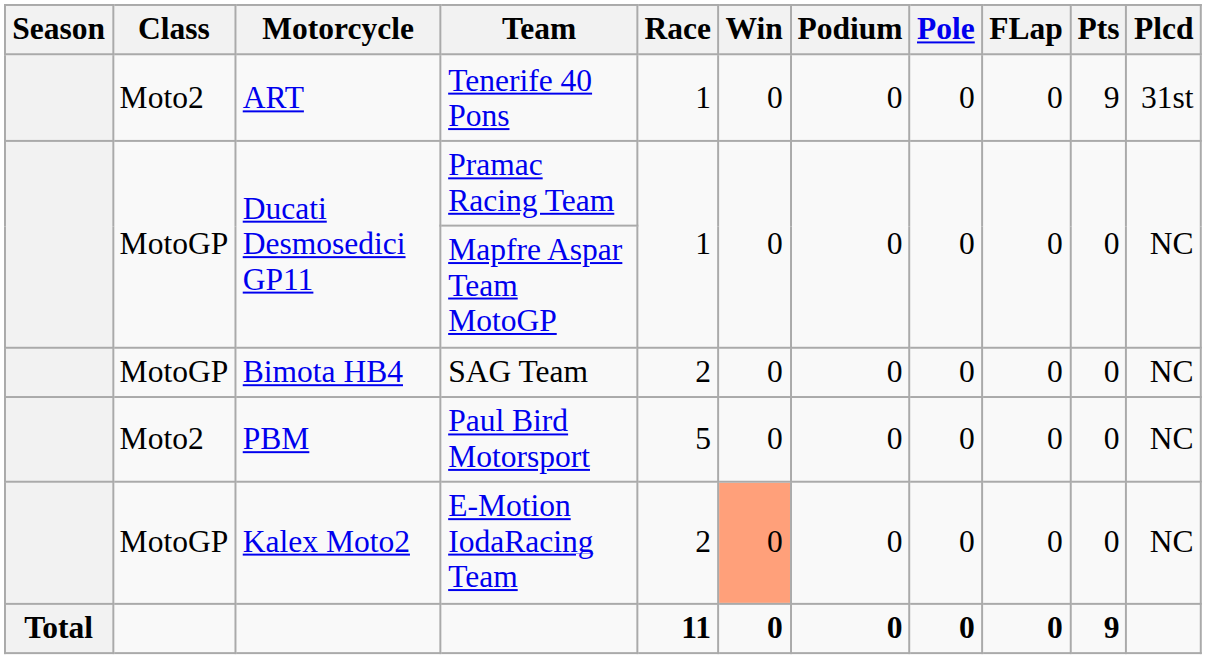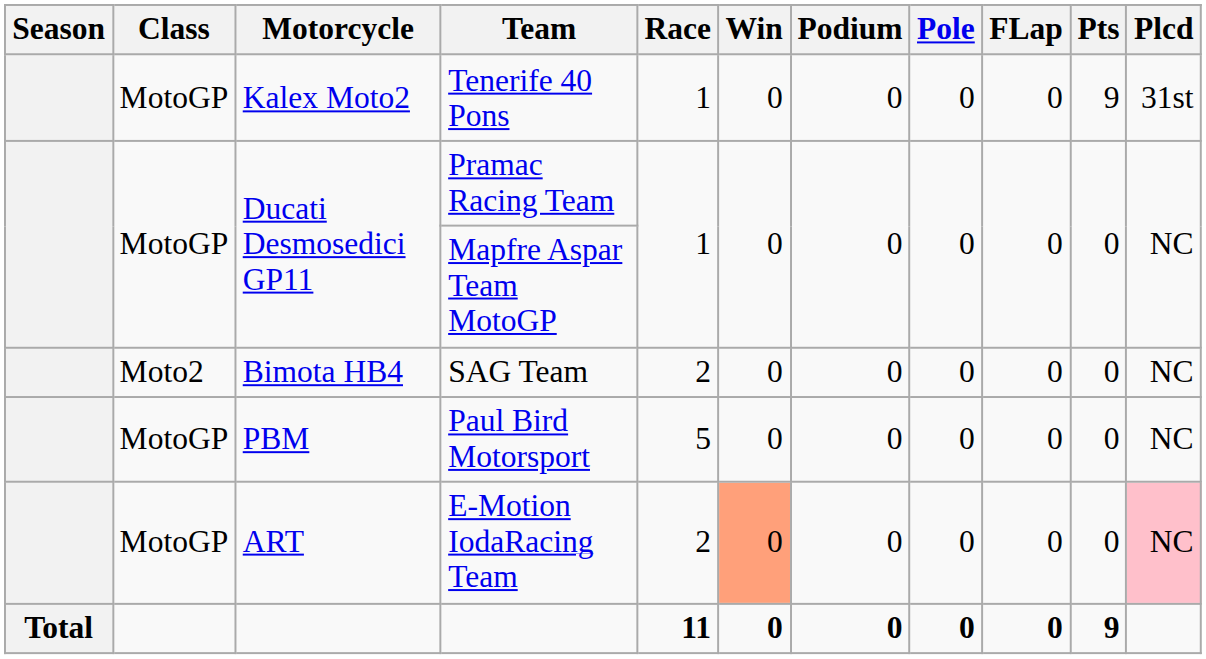(162, 97) Moto2 -> (174, 97) MotoGP
(273, 97) ART -> (326, 97) Kalex Moto2
(174, 371) MotoGP -> (162, 371) Moto2
(162, 439) Moto2 -> (174, 439) MotoGP
(326, 542) Kalex Moto2 -> (273, 542) ART
(1172, 542) no background -> (1172, 542) pink background
